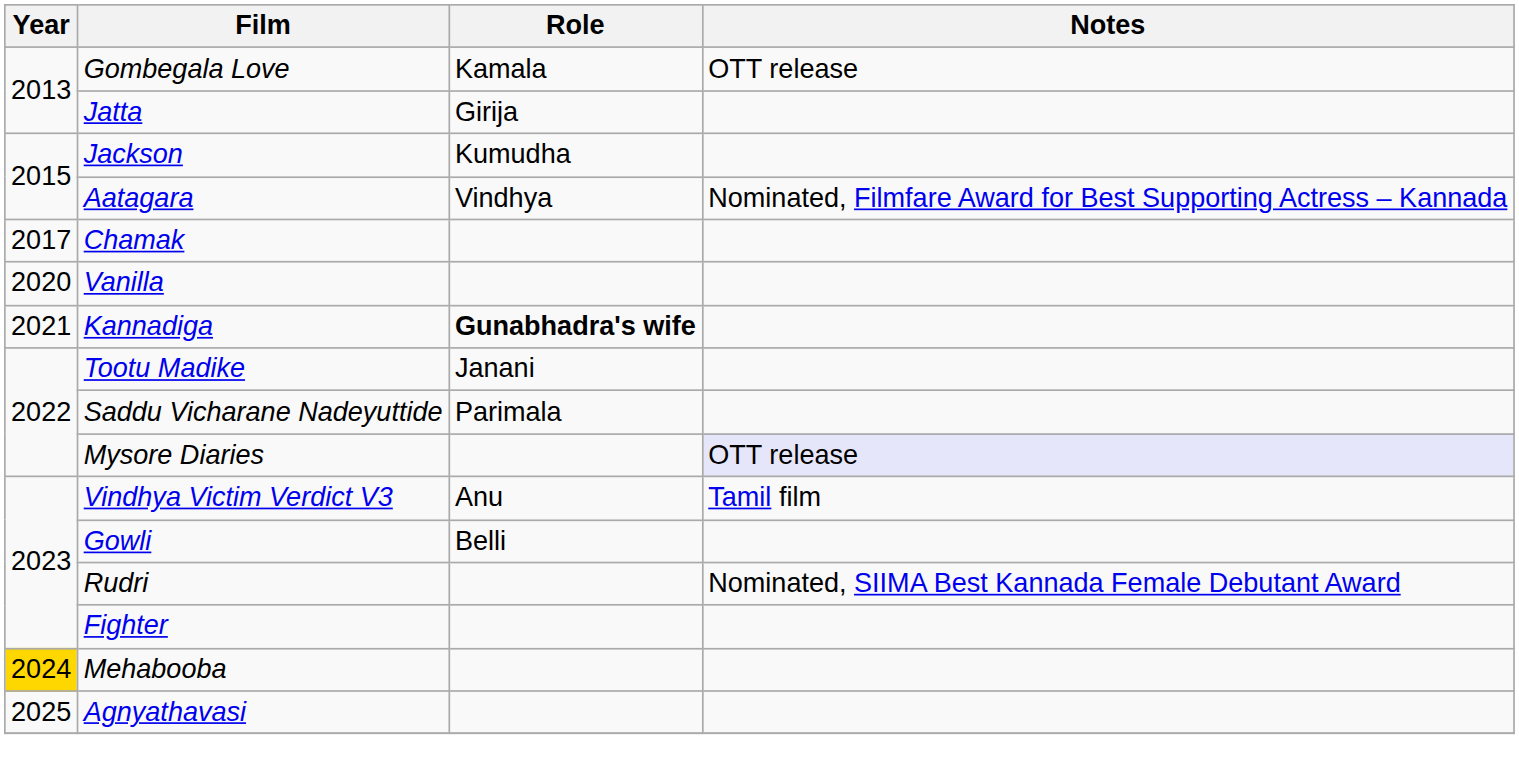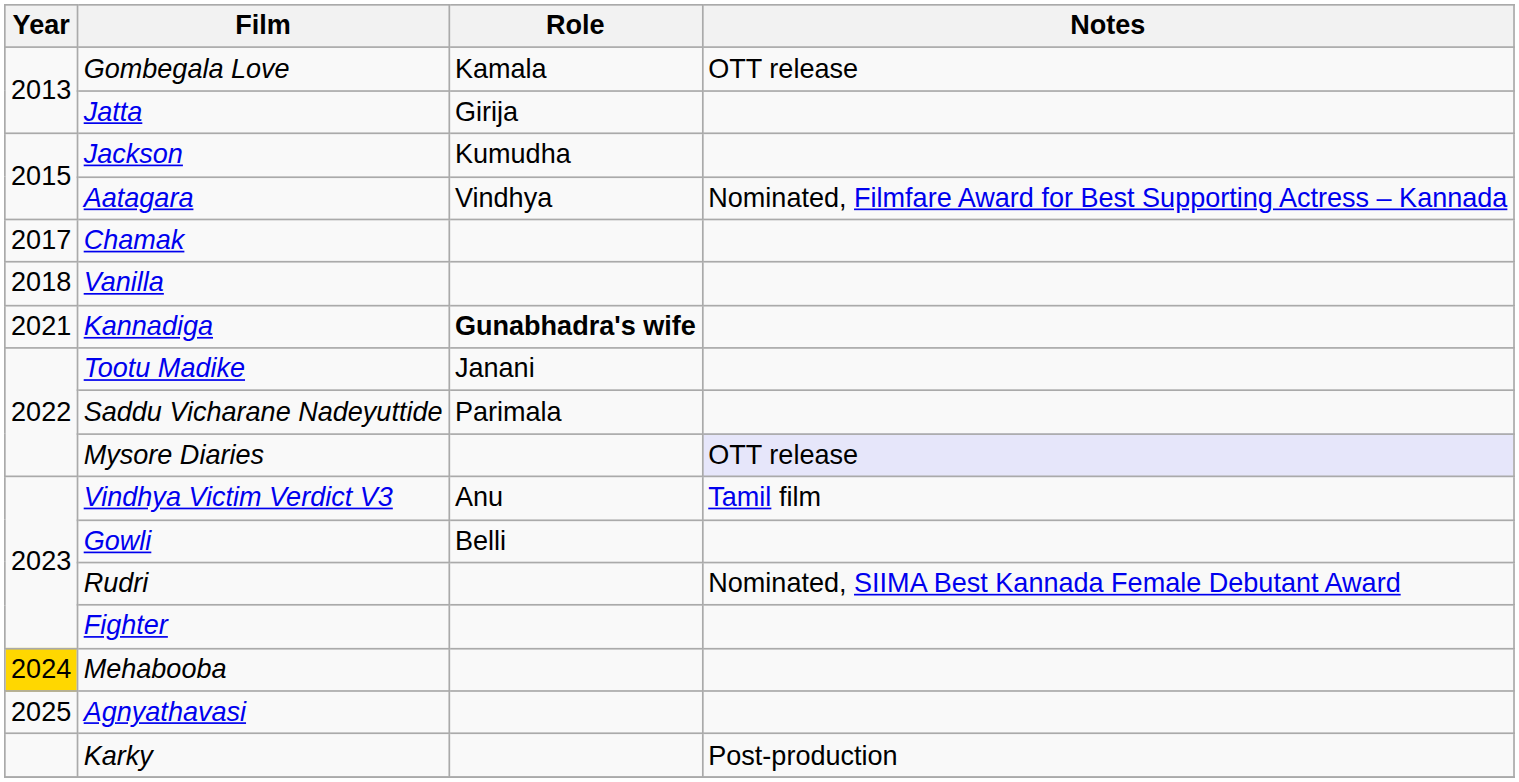(41, 283) 2020 -> (41, 283) 2018
+ row: (118, 754)
